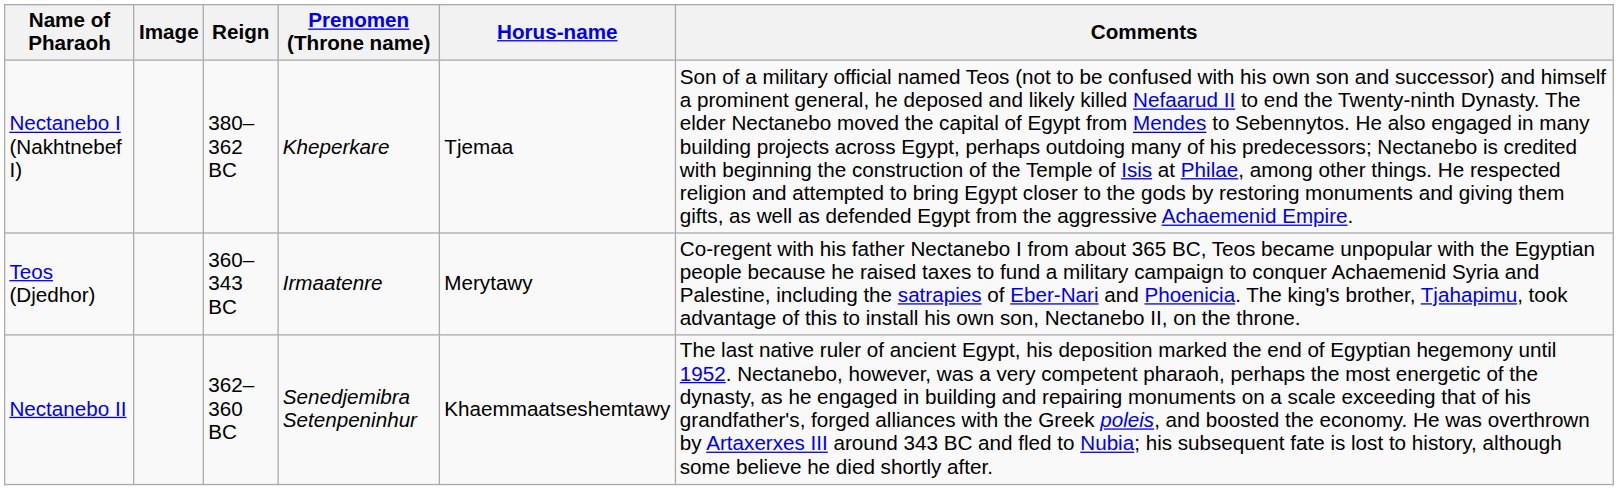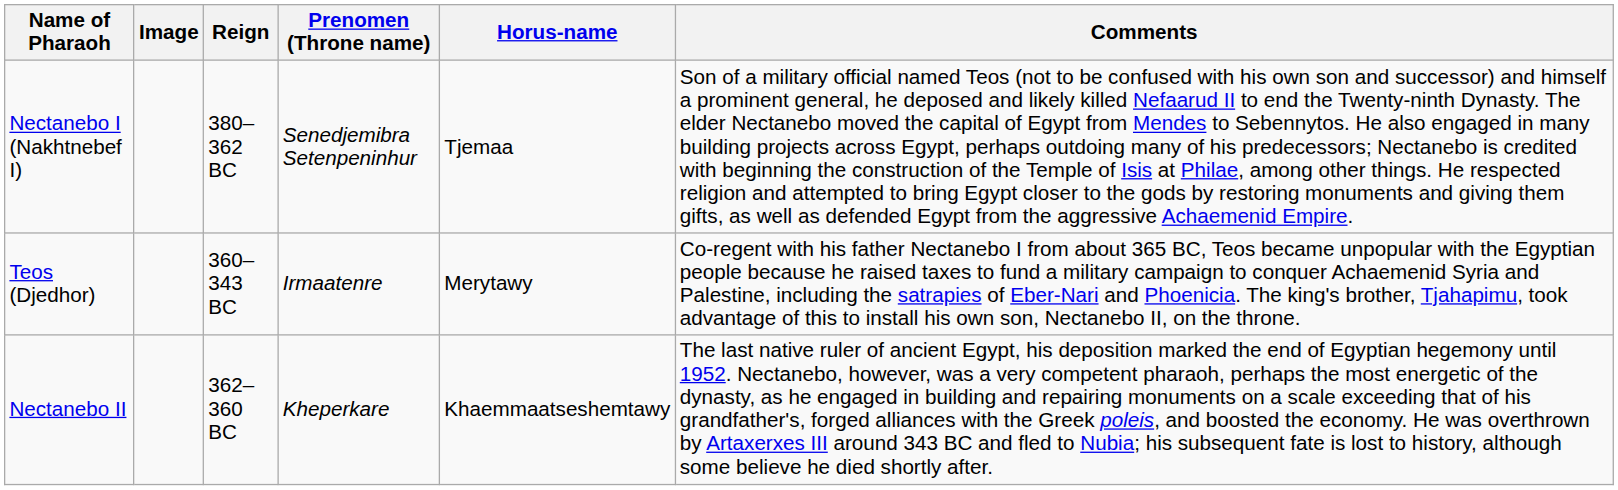(336, 146) Kheperkare -> (350, 146) Senedjemibra Setenpeninhur
(350, 409) Senedjemibra Setenpeninhur -> (336, 409) Kheperkare
